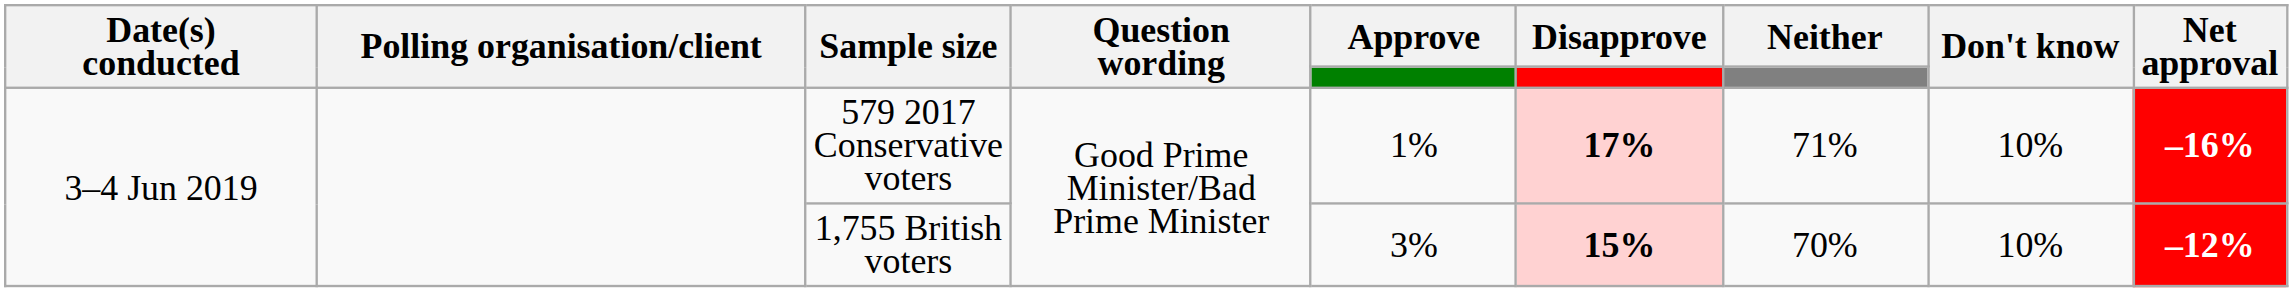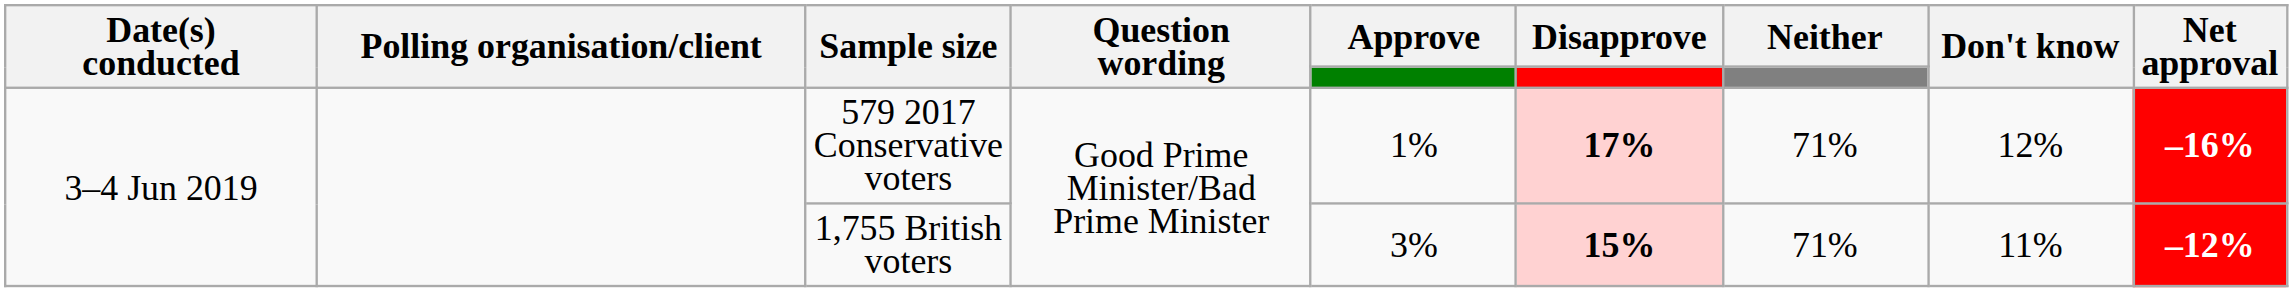(2030, 145) 10% -> (2030, 145) 12%
(1825, 244) 70% -> (1825, 244) 71%
(2030, 244) 10% -> (2030, 244) 11%
